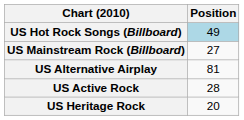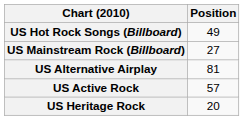(213, 32) lightblue background -> (213, 32) no background
(213, 87) 28 -> (213, 87) 57
